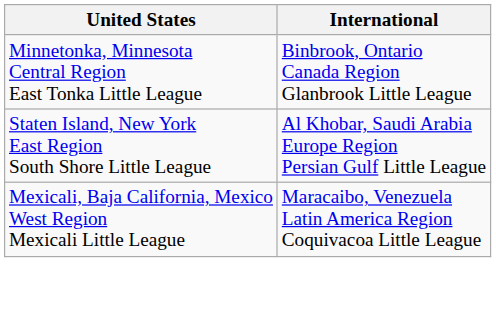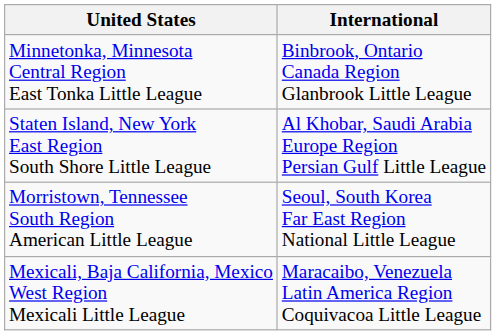+ row: (101, 219)
